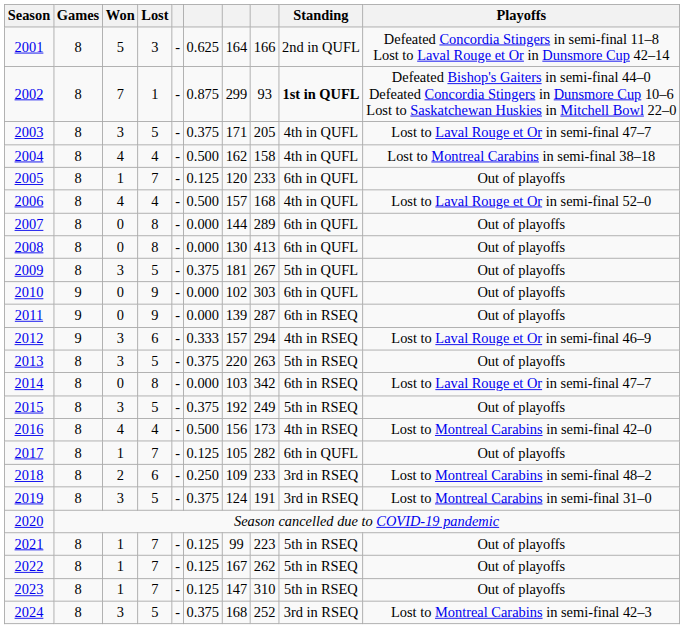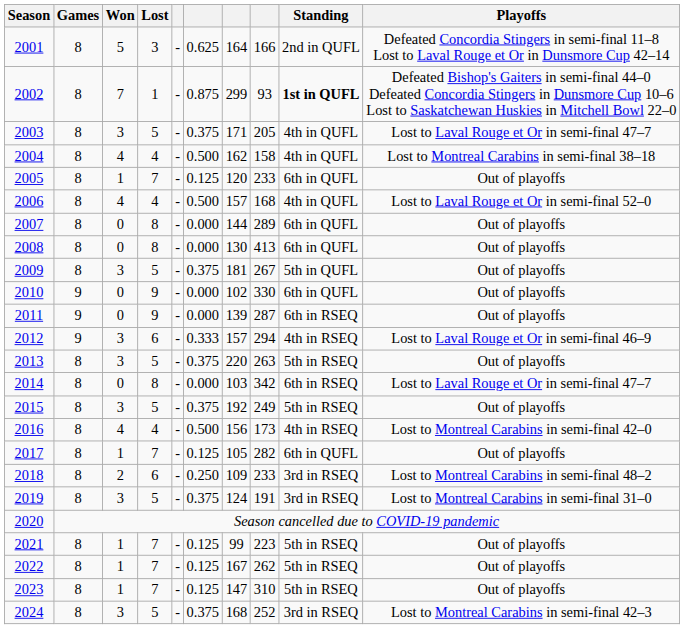(265, 292) 303 -> (265, 292) 330
